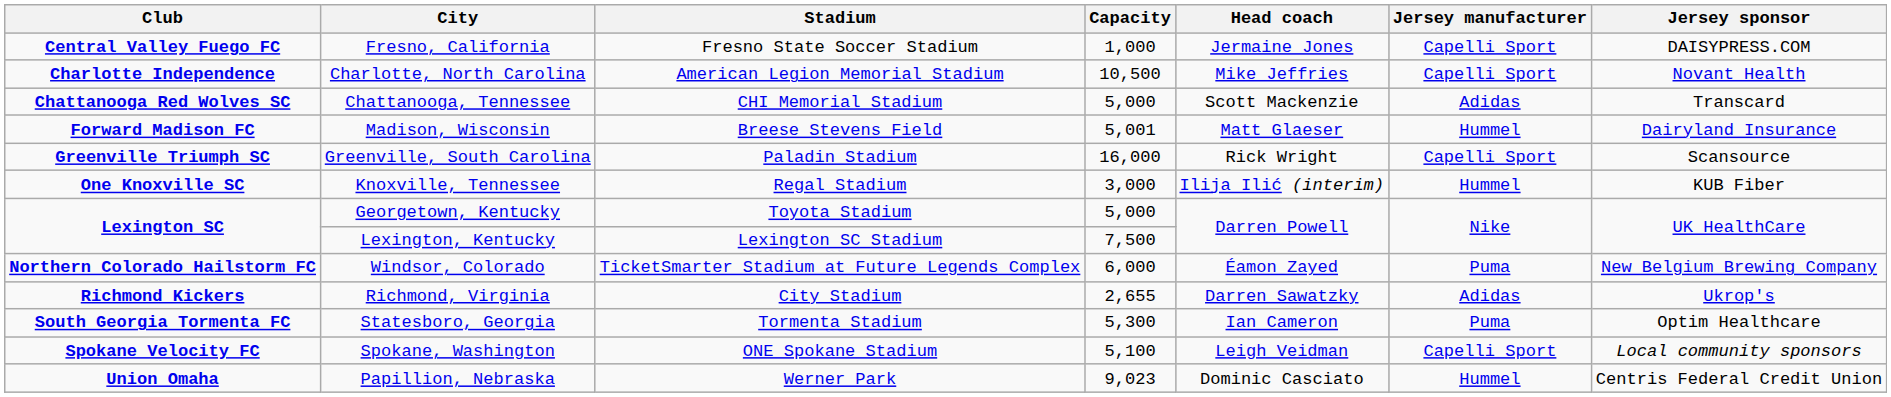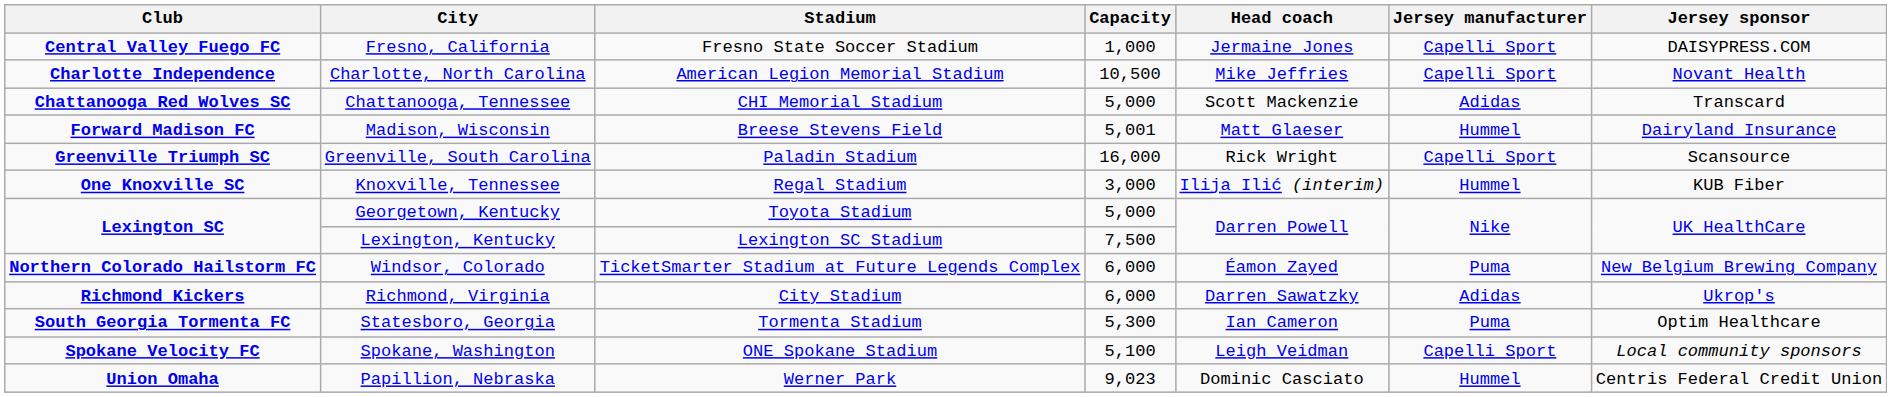(1130, 296) 2,655 -> (1130, 296) 6,000
